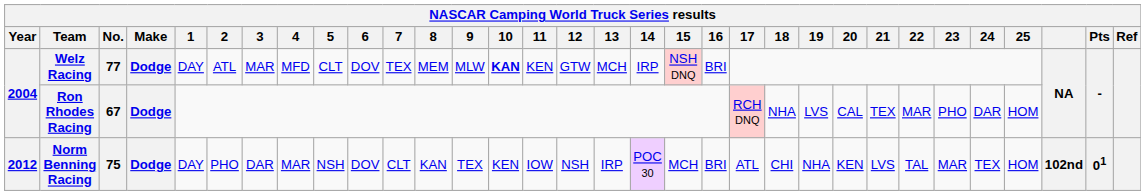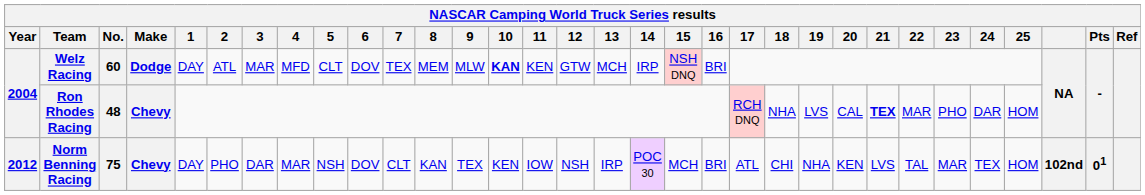(113, 67) 77 -> (113, 67) 60
(113, 112) 67 -> (113, 112) 48
(151, 112) Dodge -> (151, 112) Chevy
(883, 112) normal -> (883, 112) bold
(151, 164) Dodge -> (151, 164) Chevy
